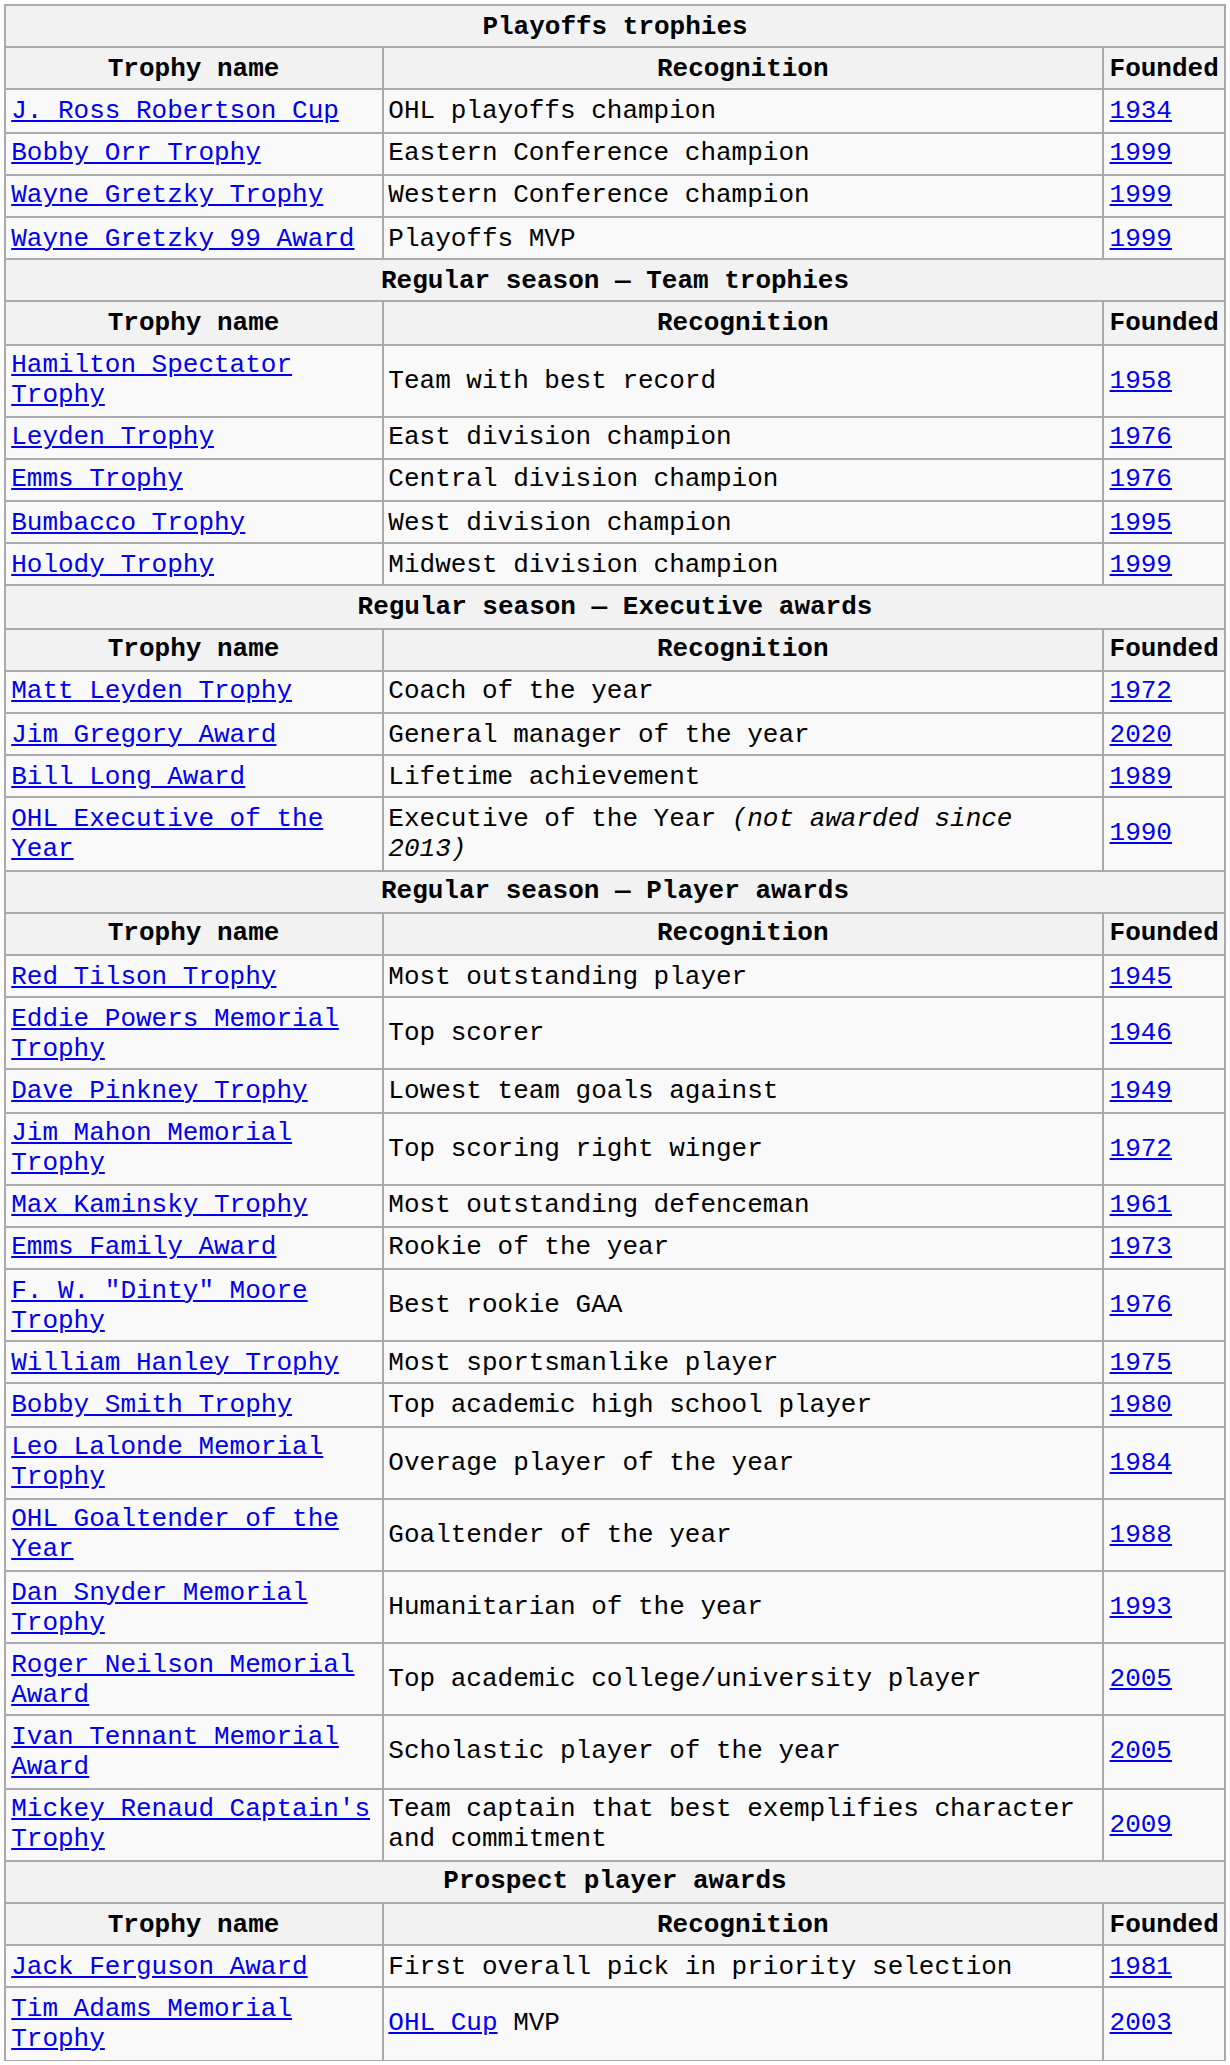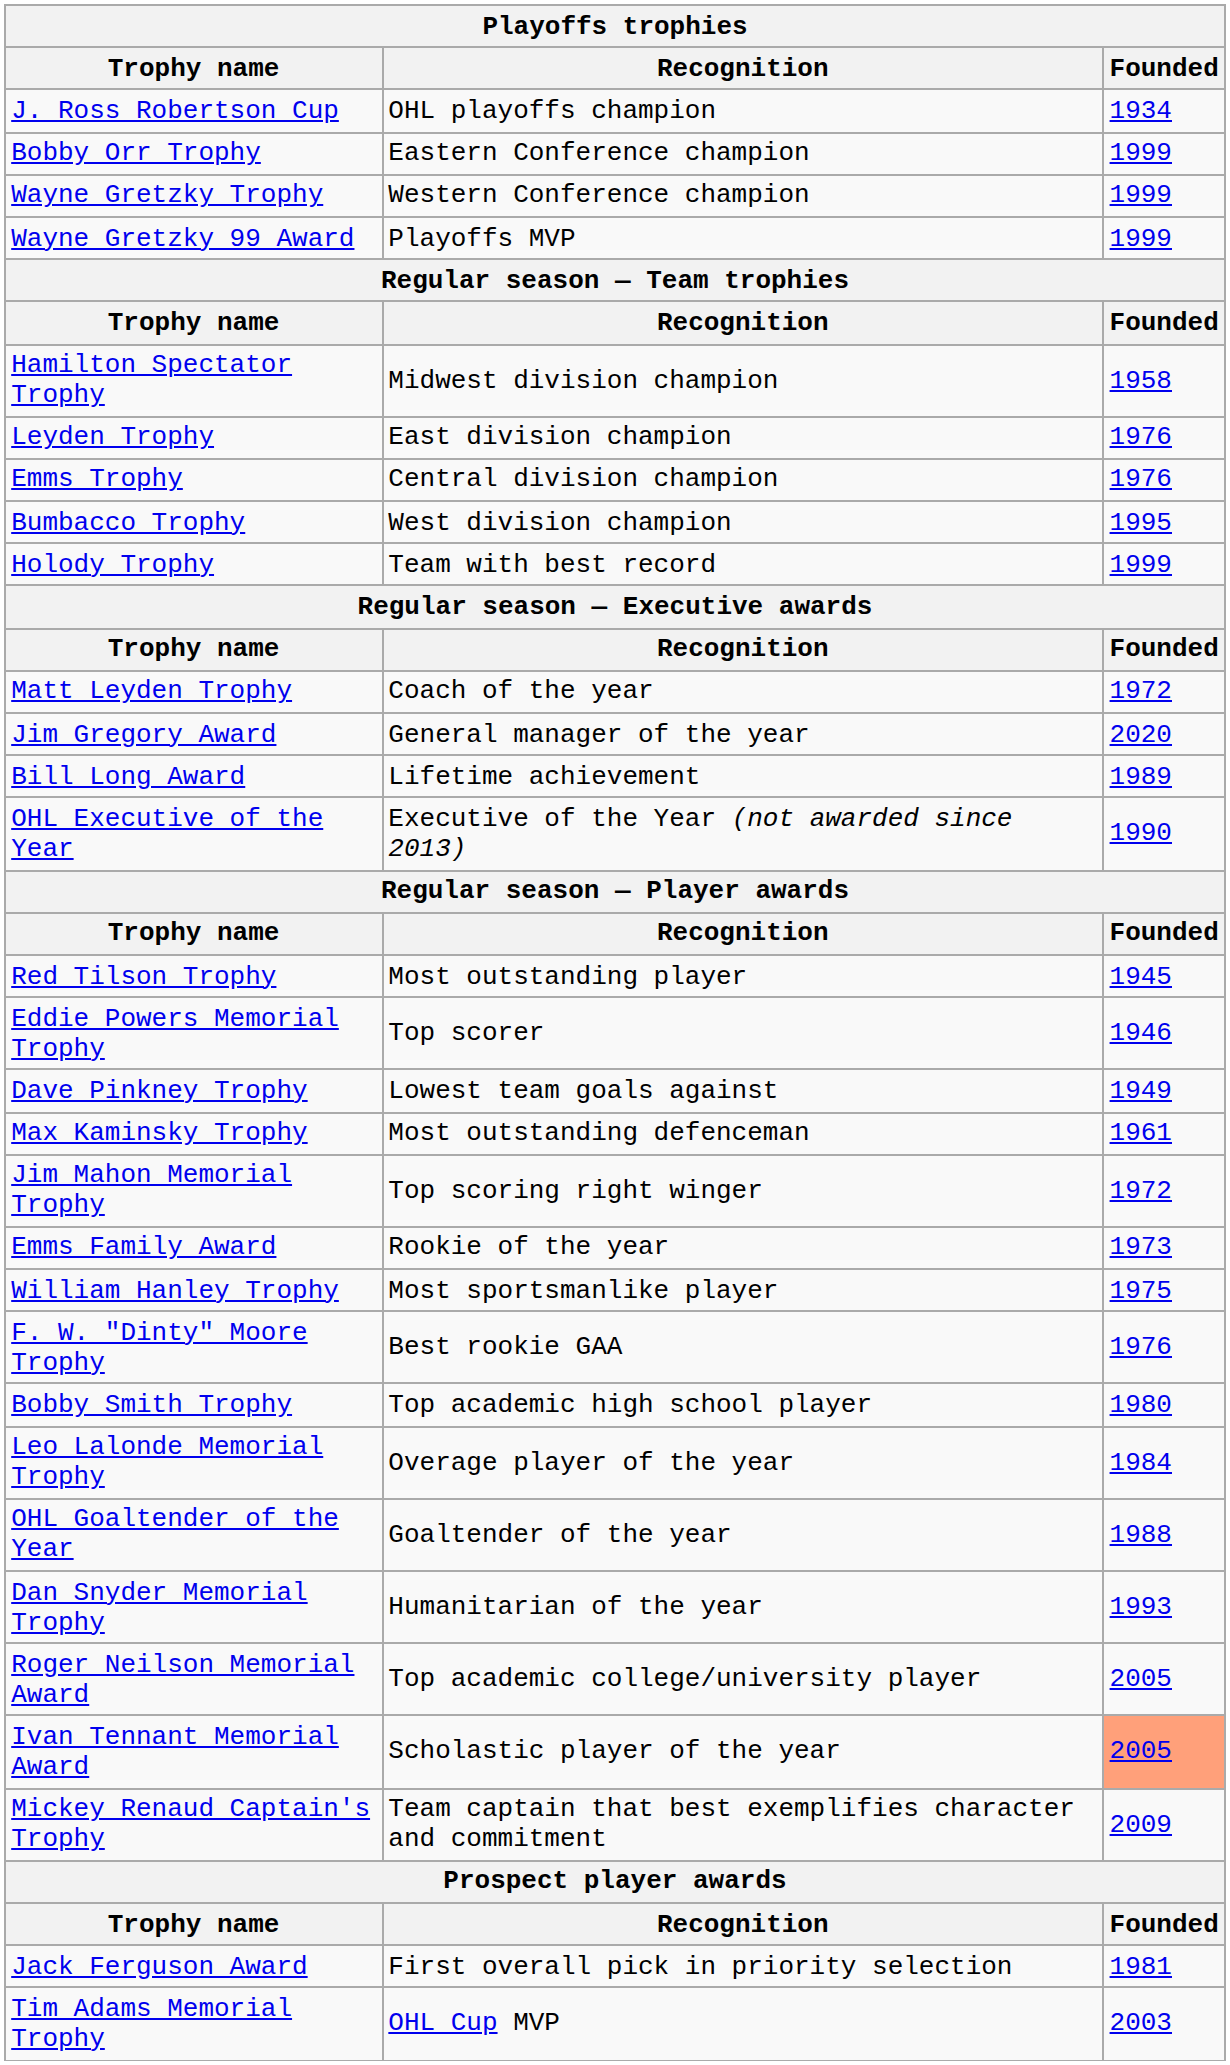(552, 380) Team with best record -> (583, 380) Midwest division champion
(583, 565) Midwest division champion -> (552, 565) Team with best record
rows swapped: (159, 1206) <-> (152, 1148)
rows swapped: (175, 1363) <-> (159, 1305)
(1141, 1752) no background -> (1141, 1752) lightsalmon background
